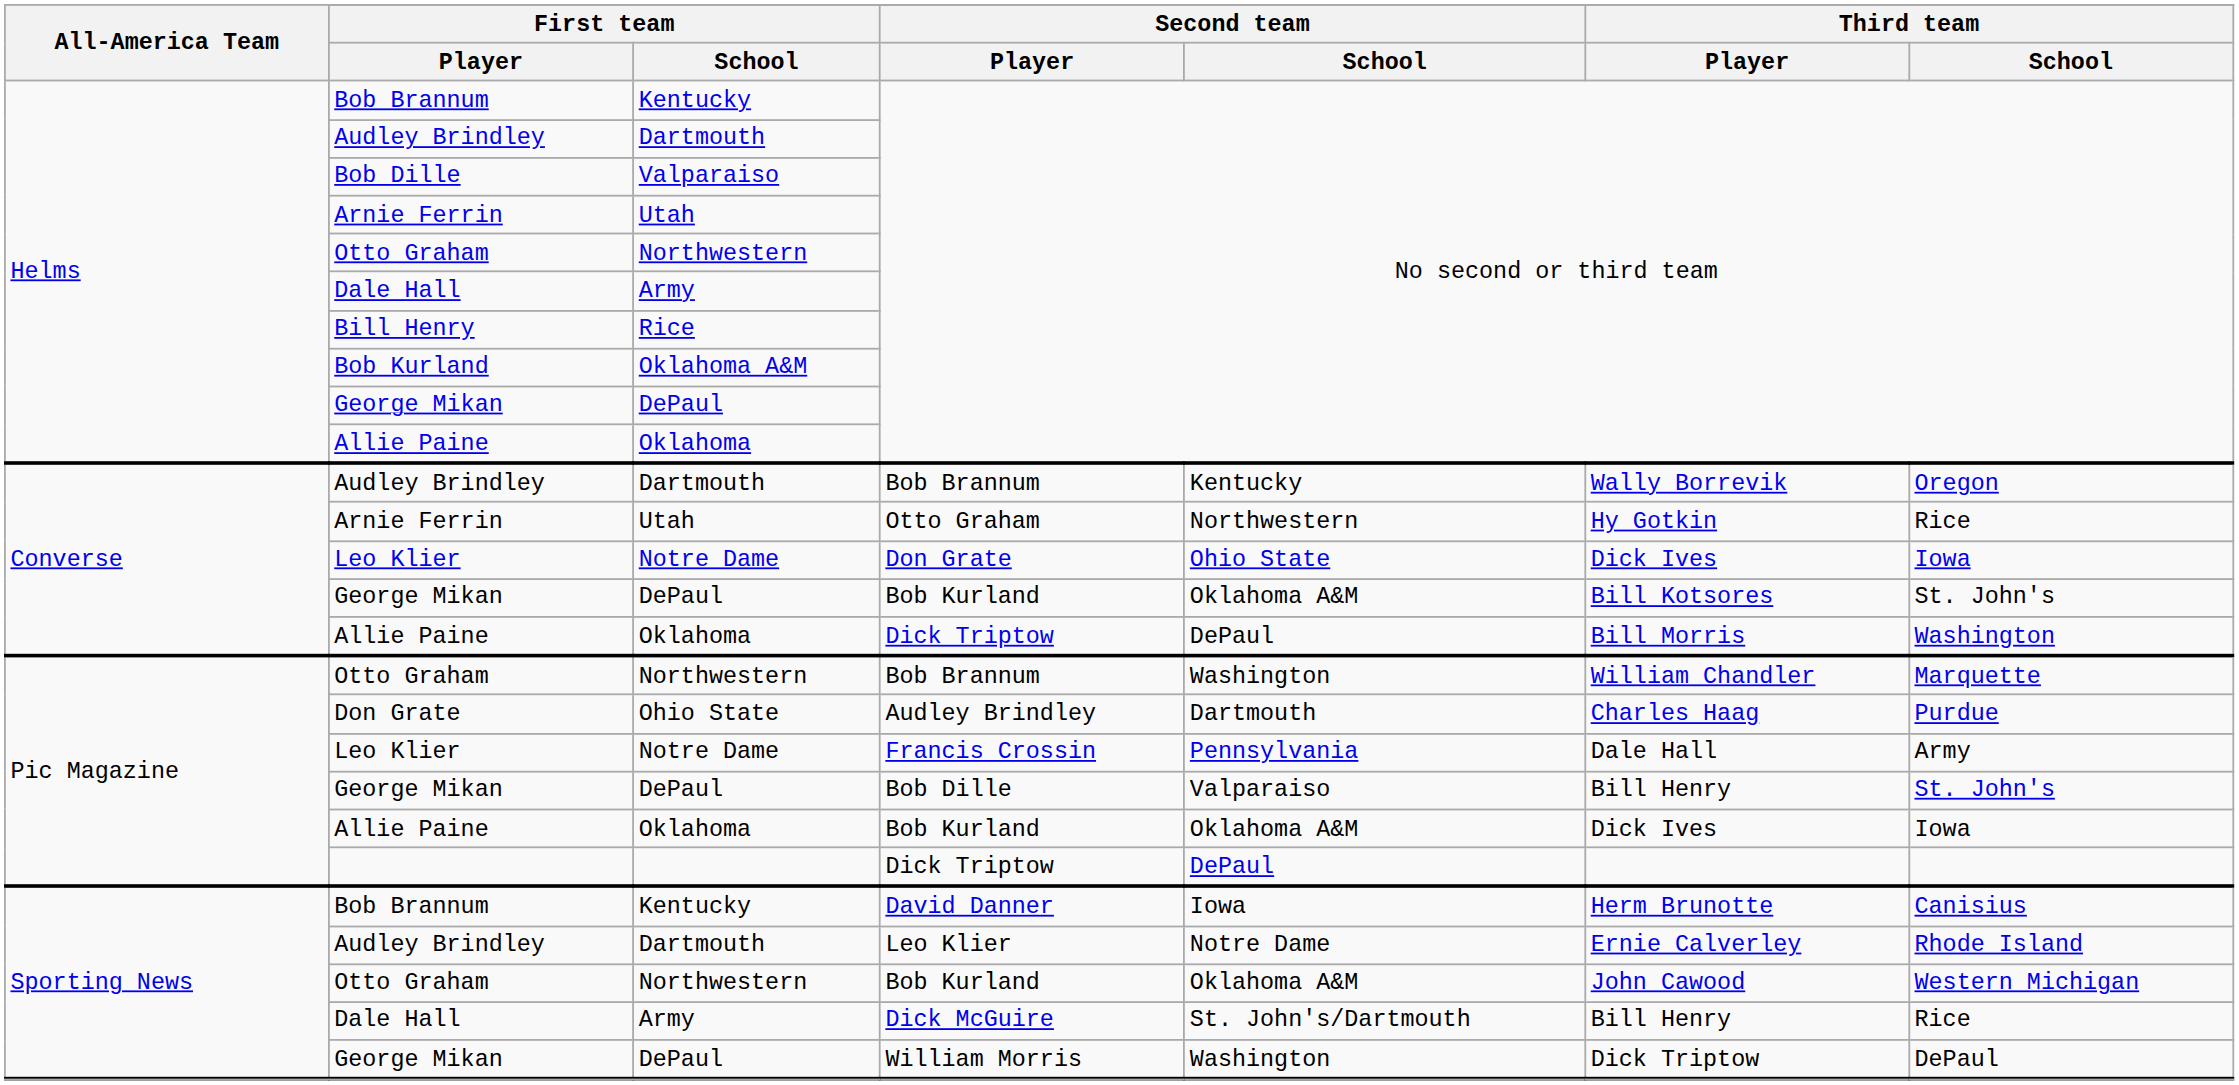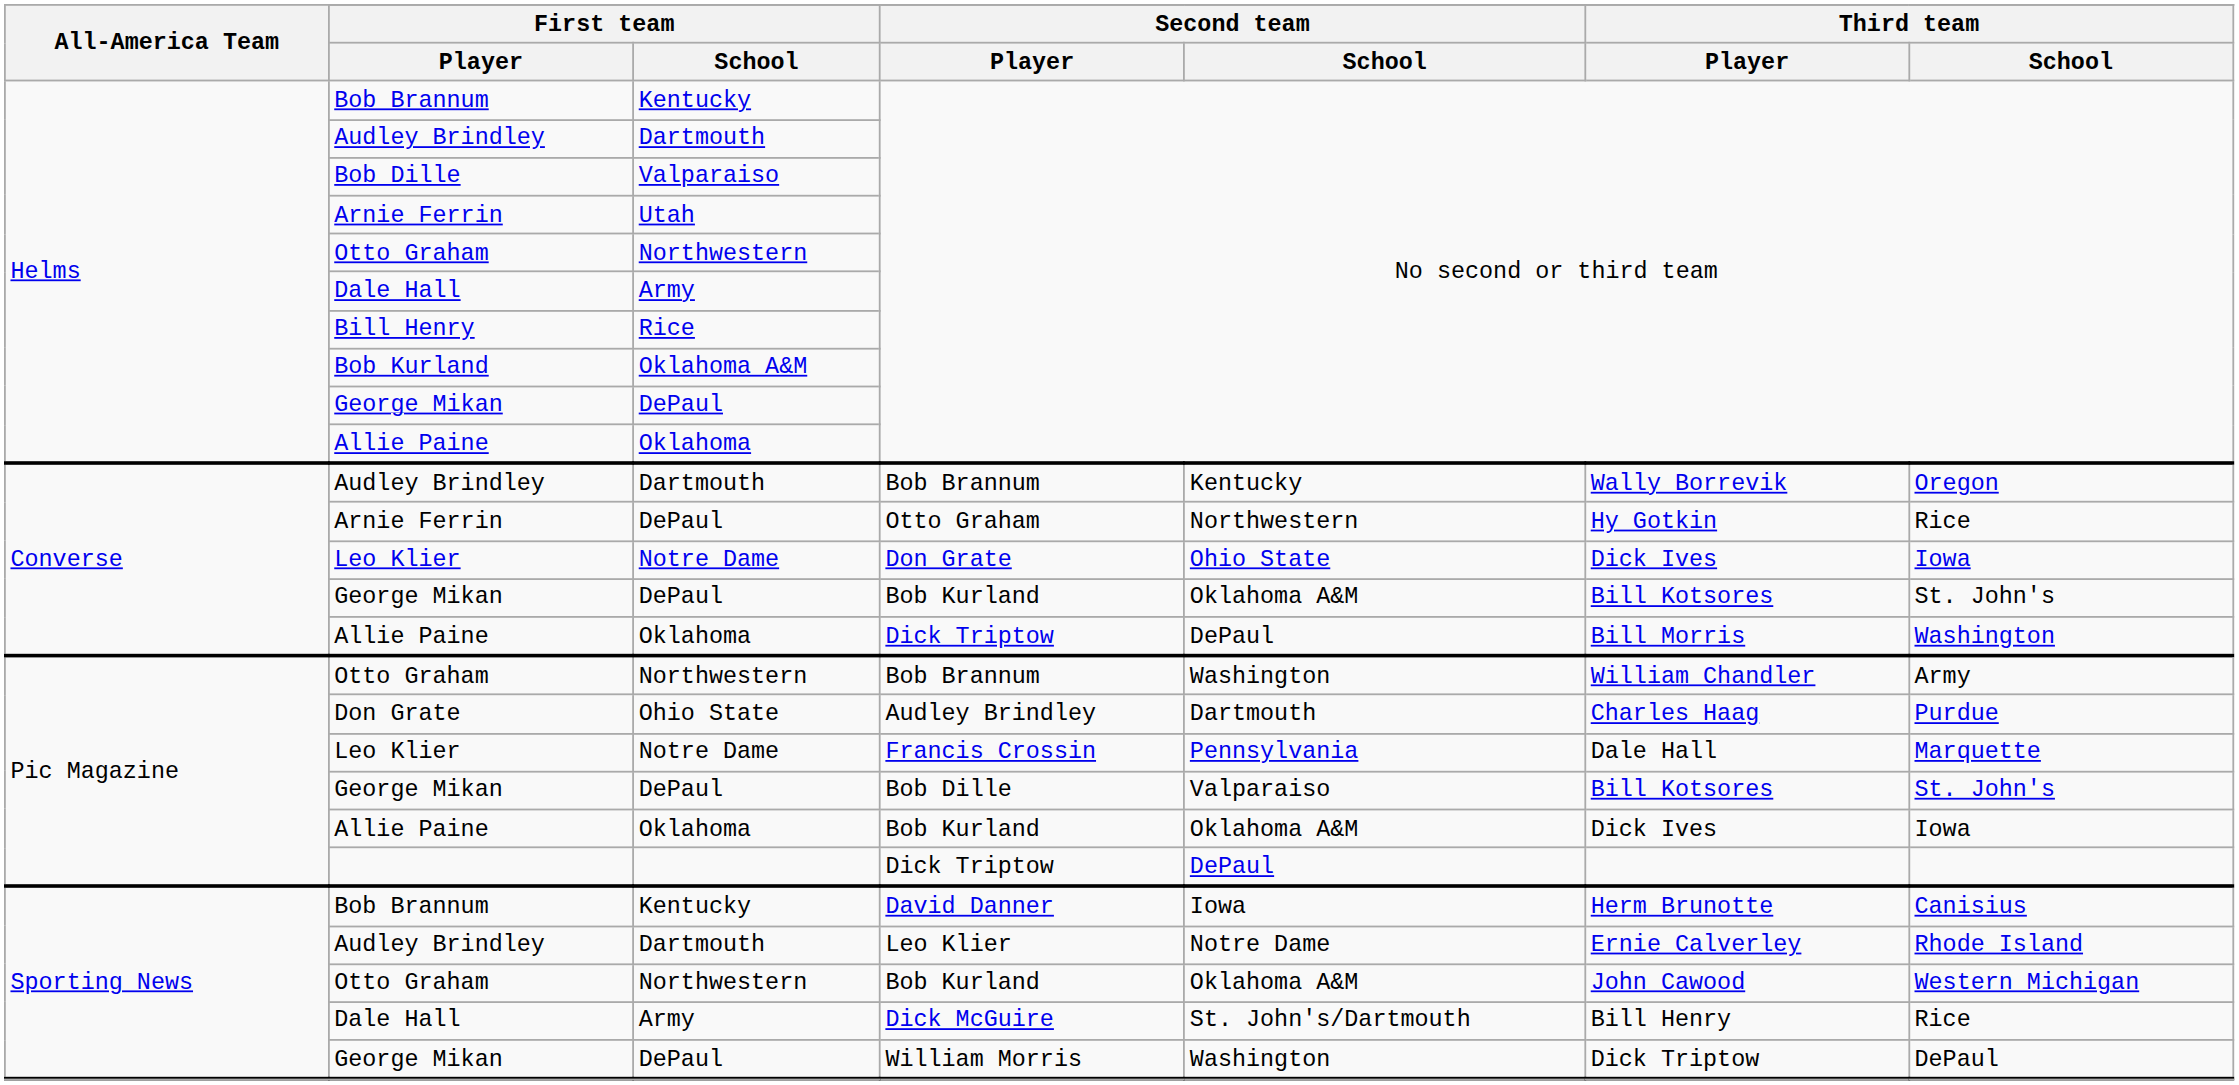(667, 522) Utah -> (681, 522) DePaul
(1978, 676) Marquette -> (1943, 676) Army
(1943, 752) Army -> (1978, 752) Marquette
(1661, 790) Bill Henry -> (1682, 790) Bill Kotsores
